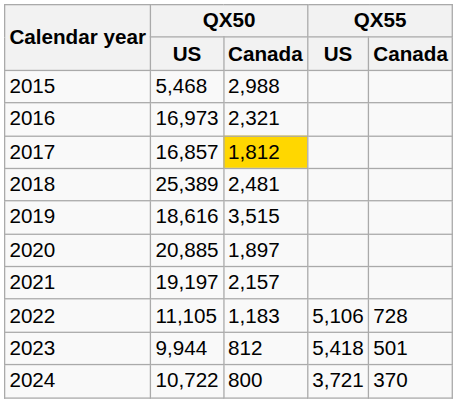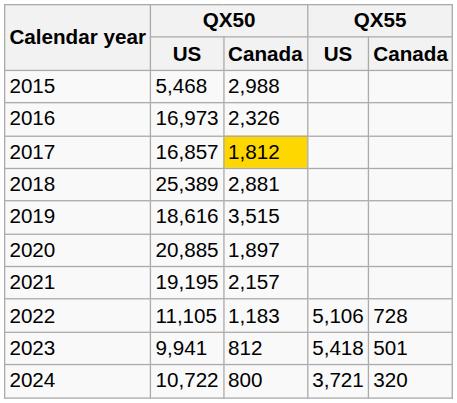(254, 119) 2,321 -> (254, 119) 2,326
(254, 184) 2,481 -> (254, 184) 2,881
(187, 282) 19,197 -> (187, 282) 19,195
(181, 348) 9,944 -> (181, 348) 9,941
(391, 380) 370 -> (391, 380) 320
